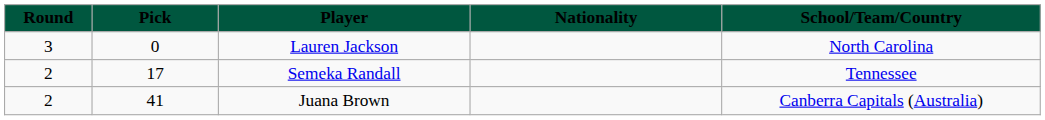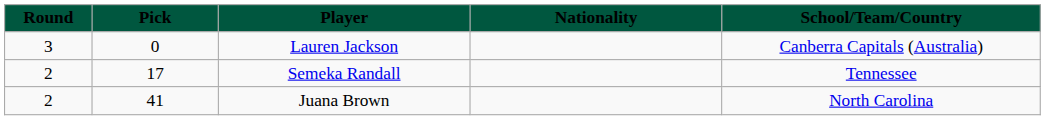(881, 45) North Carolina -> (881, 45) Canberra Capitals (Australia)
(881, 100) Canberra Capitals (Australia) -> (881, 100) North Carolina
